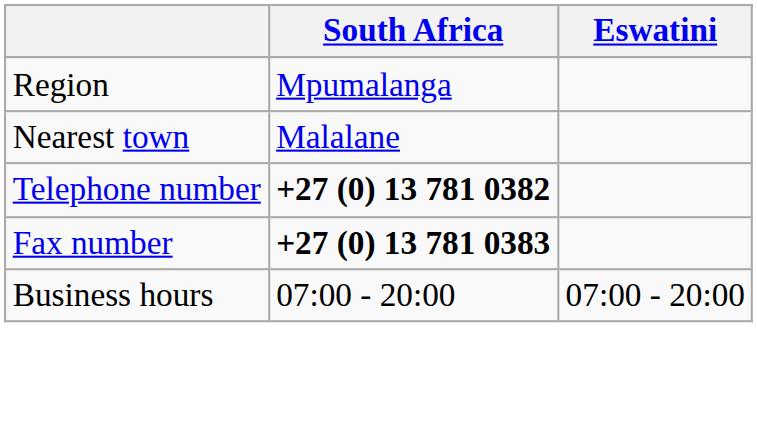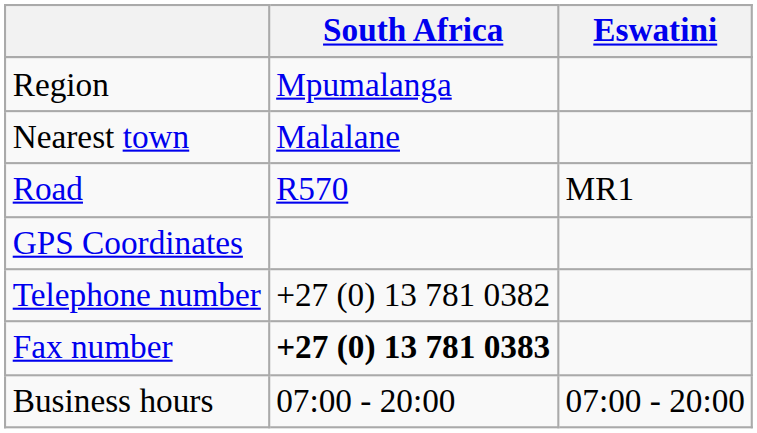+ row: (48, 189)
+ row: (128, 242)
(413, 189) bold -> (413, 294) normal
